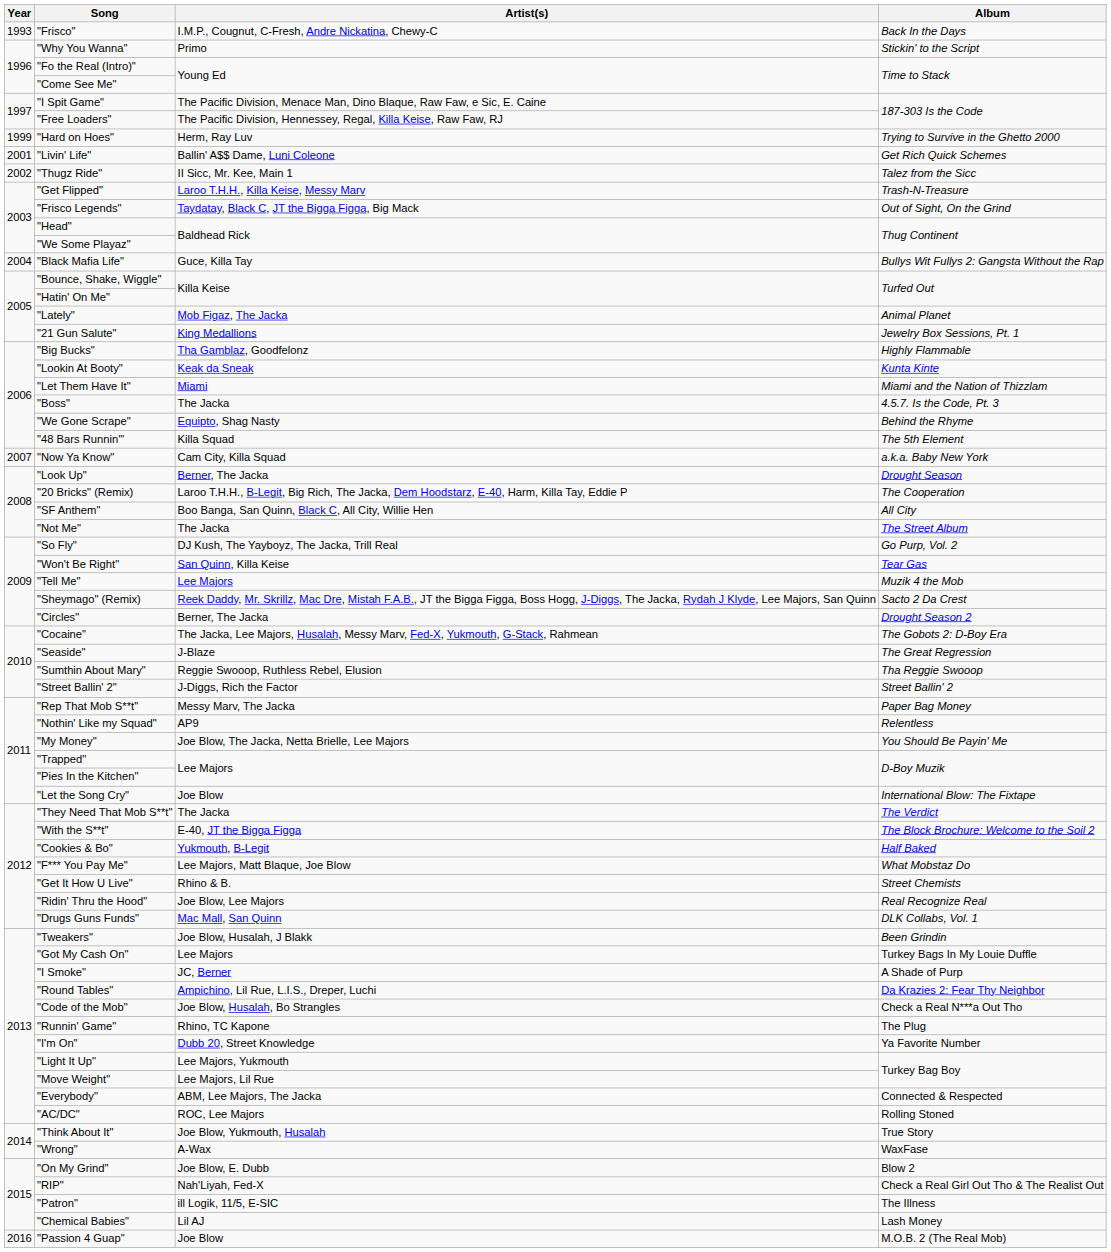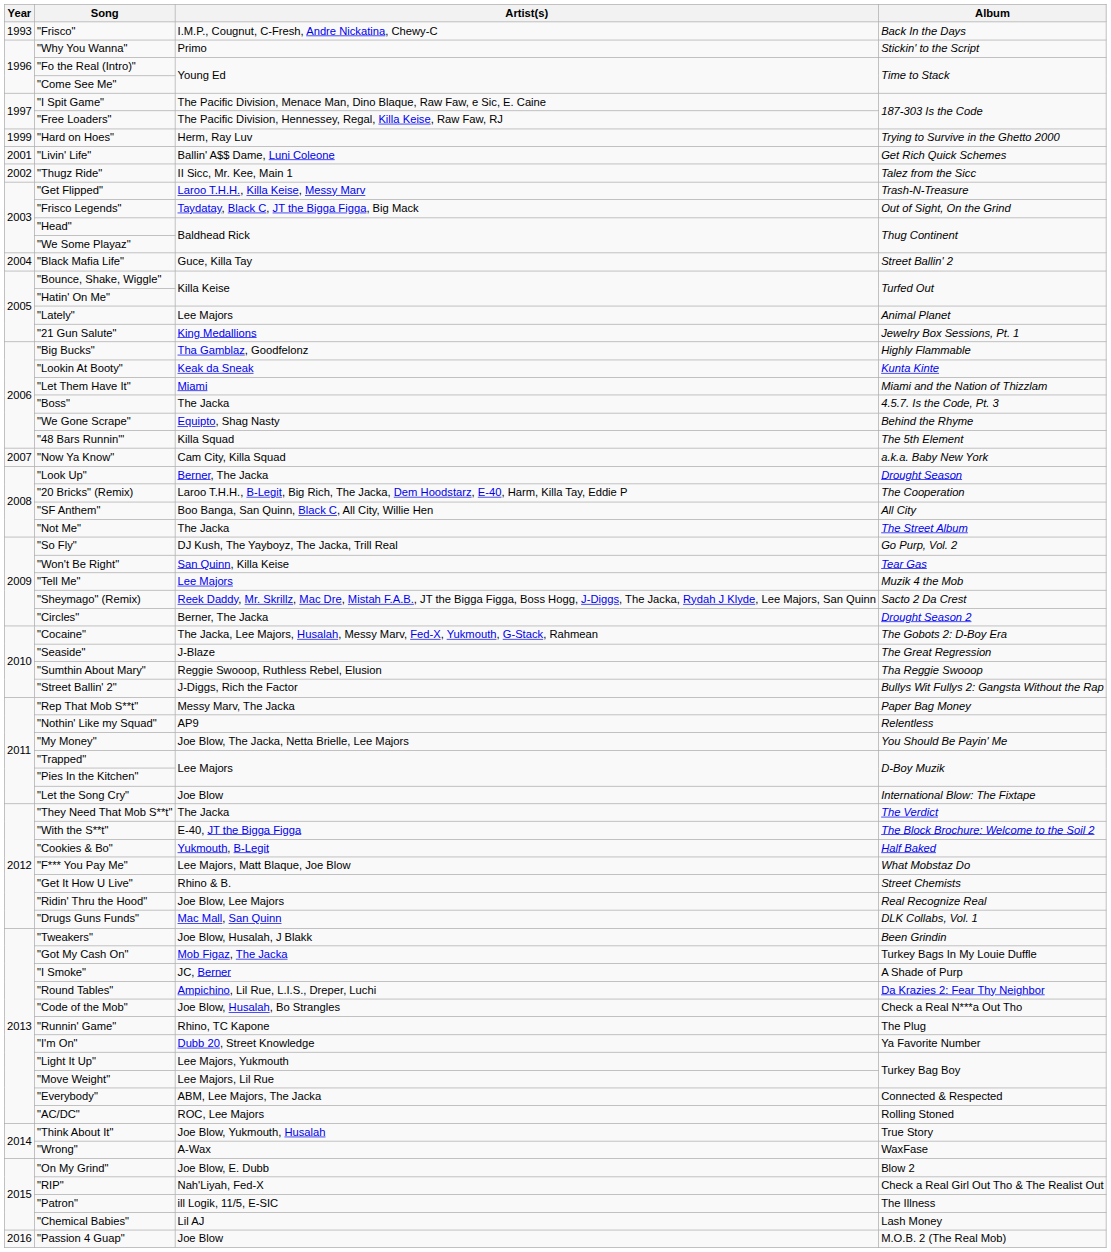(992, 262) Bullys Wit Fullys 2: Gangsta Without the Rap -> (917, 262) Street Ballin' 2
(233, 315) Mob Figaz, The Jacka -> (205, 315) Lee Majors
(917, 688) Street Ballin' 2 -> (992, 688) Bullys Wit Fullys 2: Gangsta Without the Rap
(205, 954) Lee Majors -> (233, 954) Mob Figaz, The Jacka
